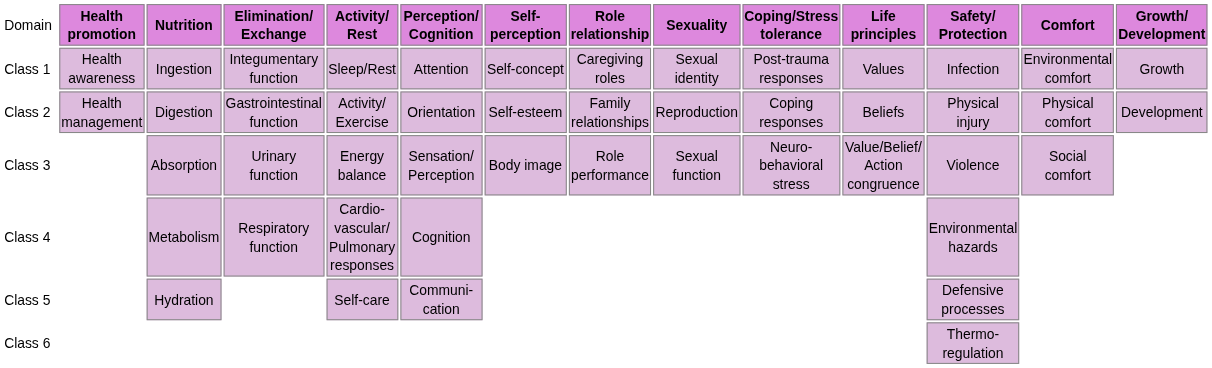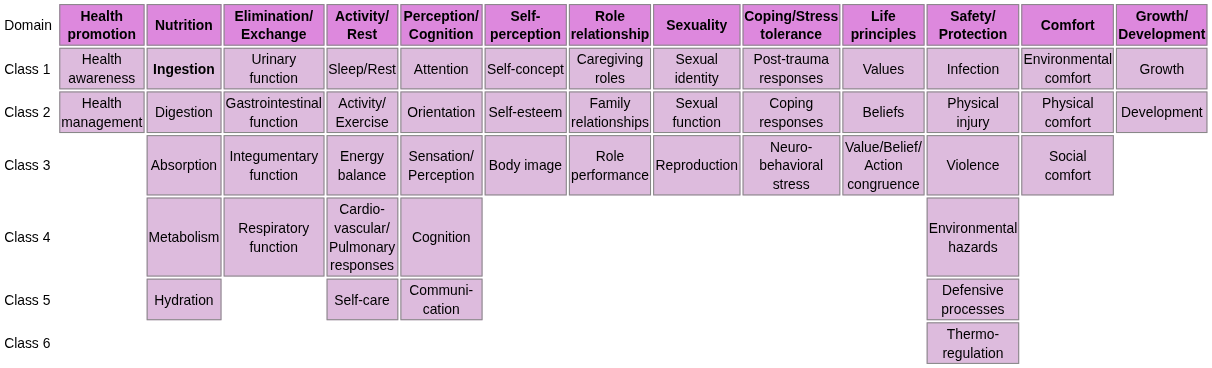(184, 69) normal -> (184, 68) bold
(274, 69) Integumentary function -> (274, 69) Urinary function
(697, 113) Reproduction -> (697, 113) Sexual function
(274, 166) Urinary function -> (274, 166) Integumentary function
(697, 166) Sexual function -> (697, 166) Reproduction
